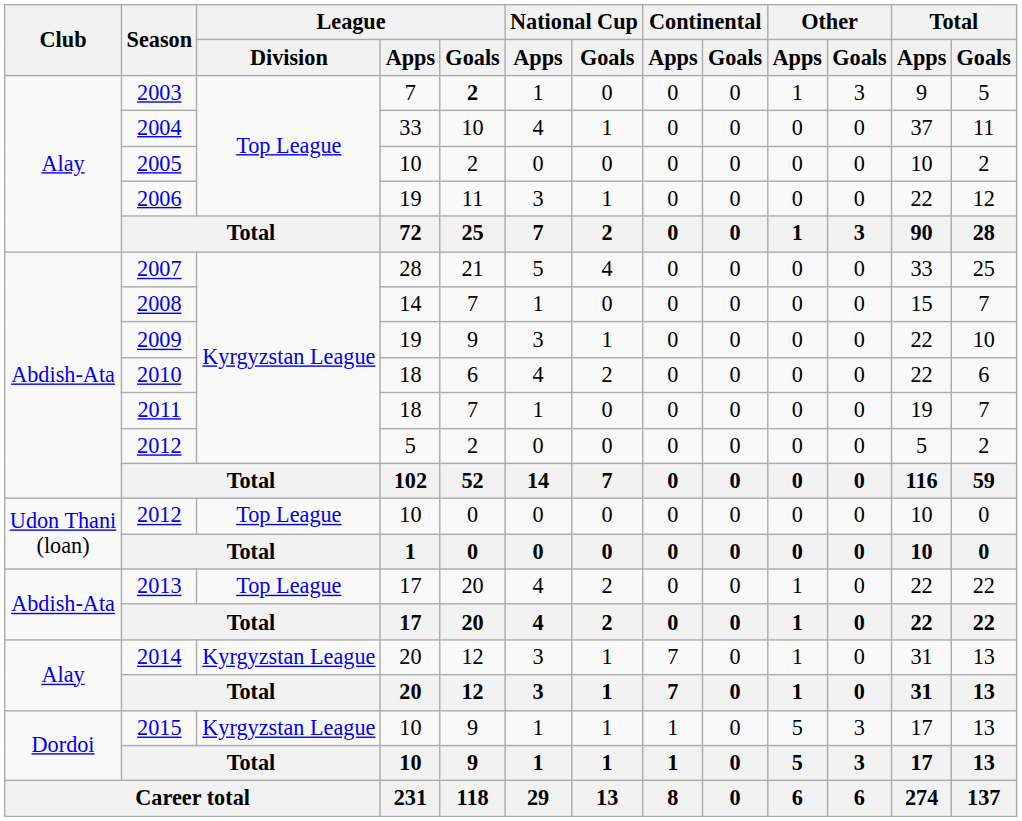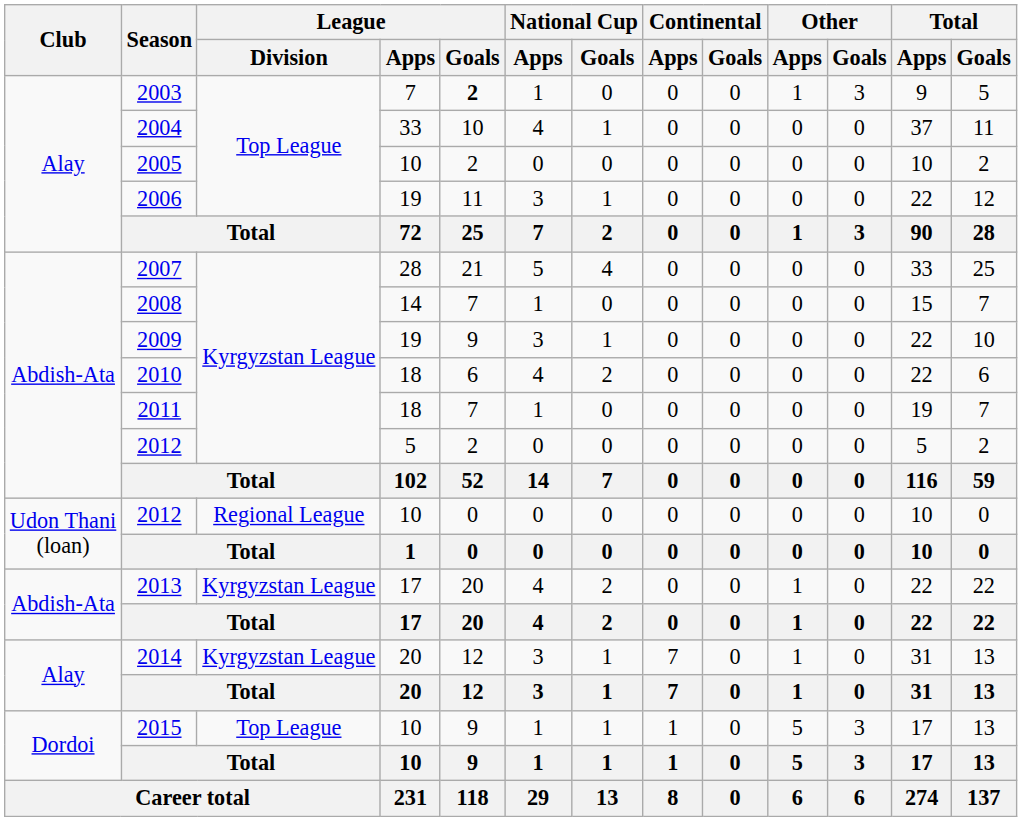(289, 515) Top League -> (289, 515) Regional League
(289, 586) Top League -> (289, 586) Kyrgyzstan League
(289, 727) Kyrgyzstan League -> (289, 727) Top League
